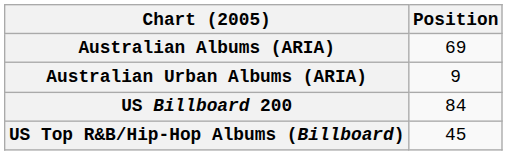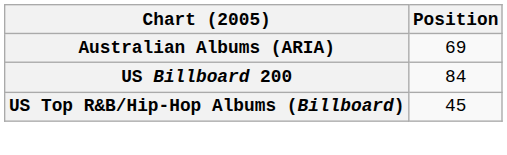- row: (207, 77)
